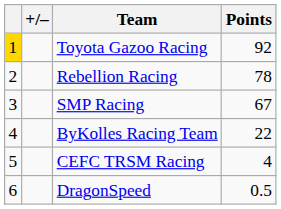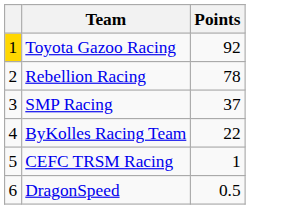- column: (37, 18)
(263, 104) 67 -> (232, 104) 37
(268, 161) 4 -> (236, 161) 1
